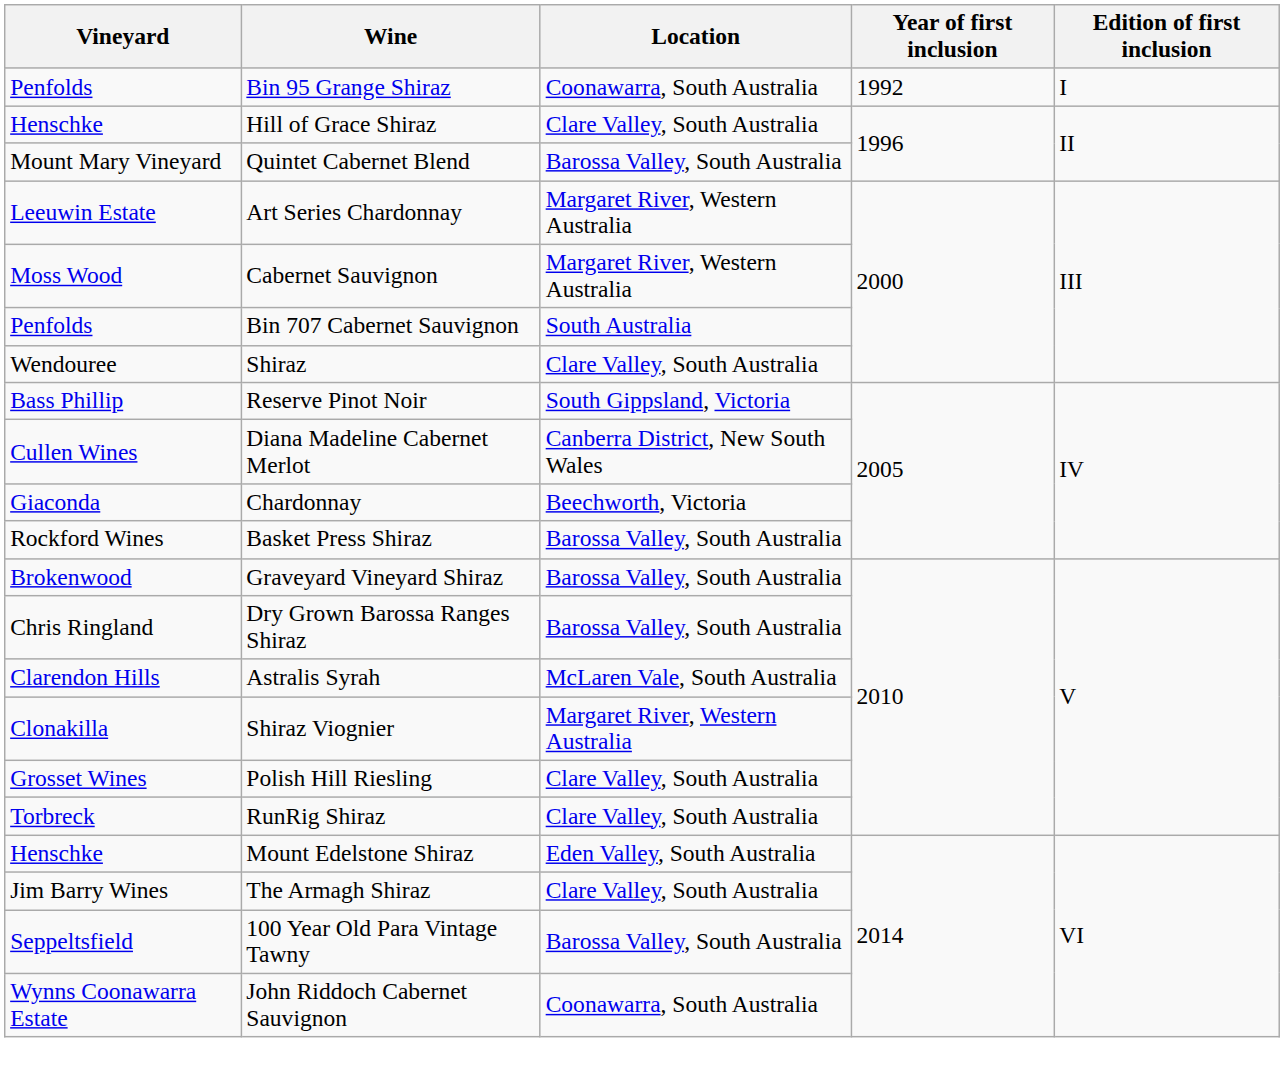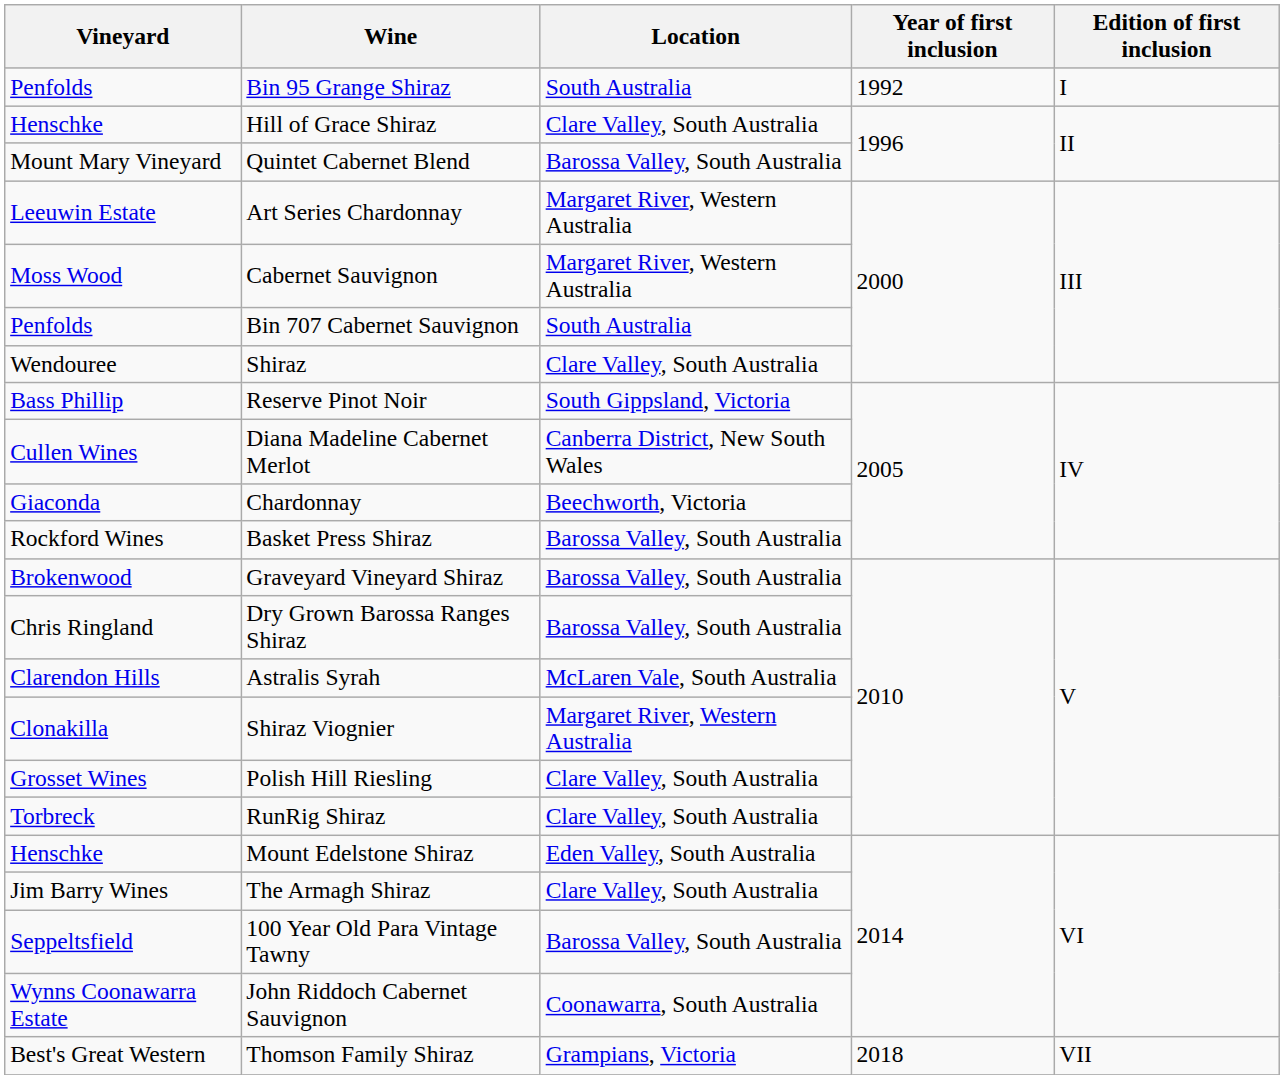(682, 86) Coonawarra, South Australia -> (619, 86) South Australia
+ row: (360, 1055)
